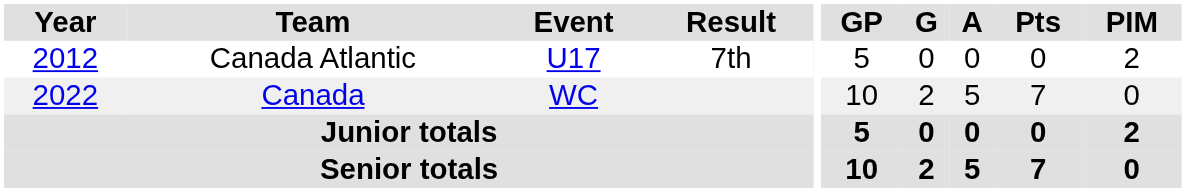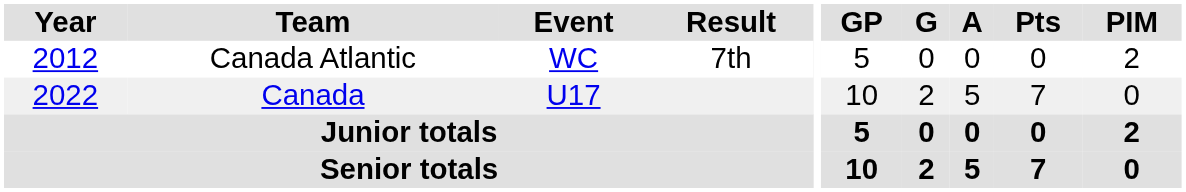(574, 58) U17 -> (574, 58) WC
(574, 95) WC -> (574, 95) U17
